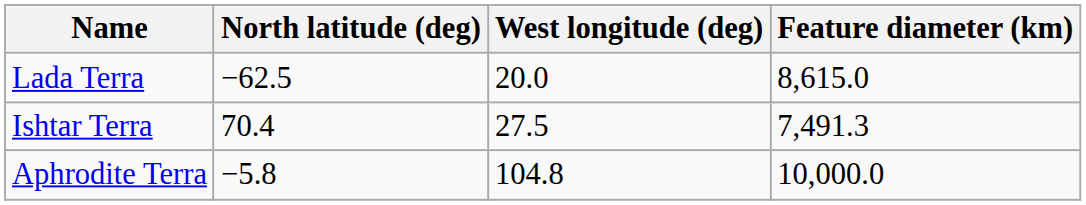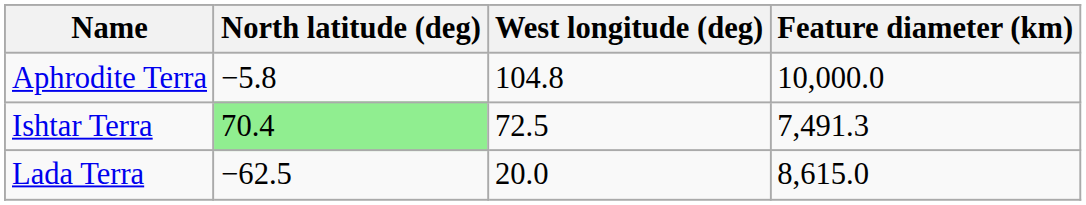rows swapped: (110, 174) <-> (78, 77)
(248, 125) no background -> (248, 125) lightgreen background
(522, 125) 27.5 -> (522, 125) 72.5
